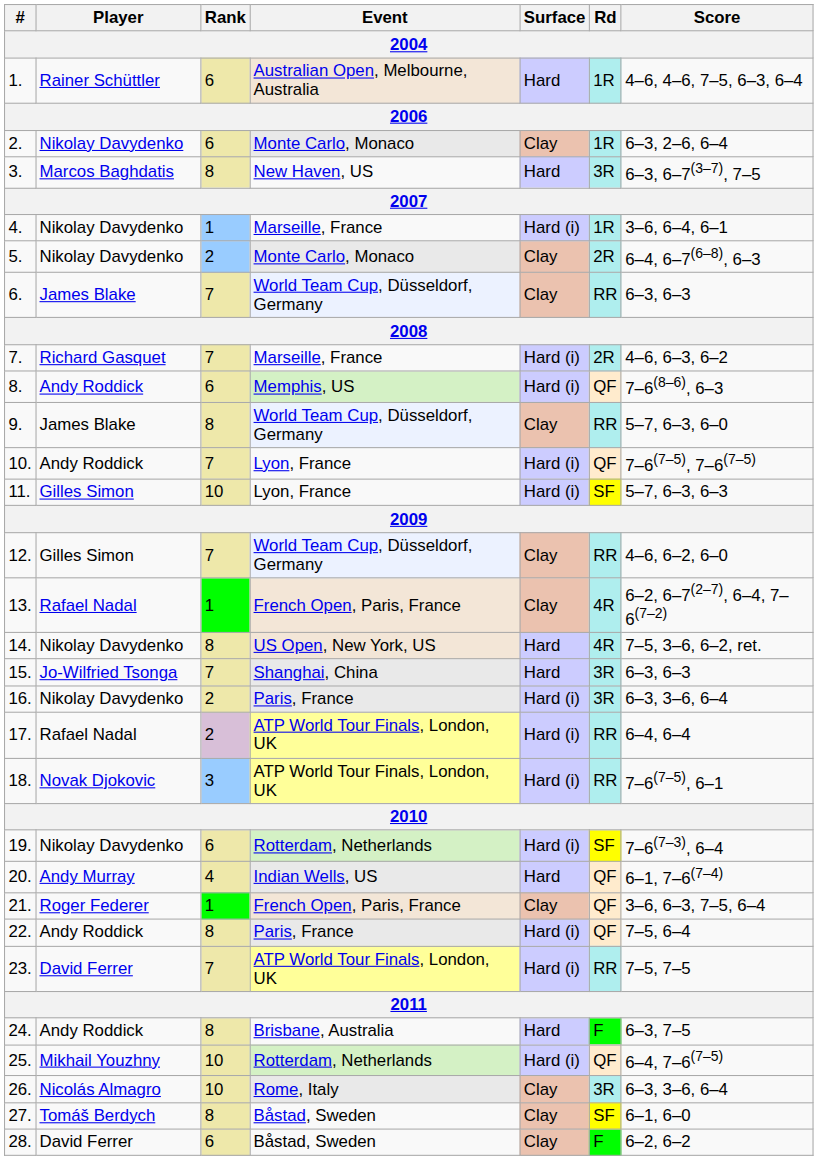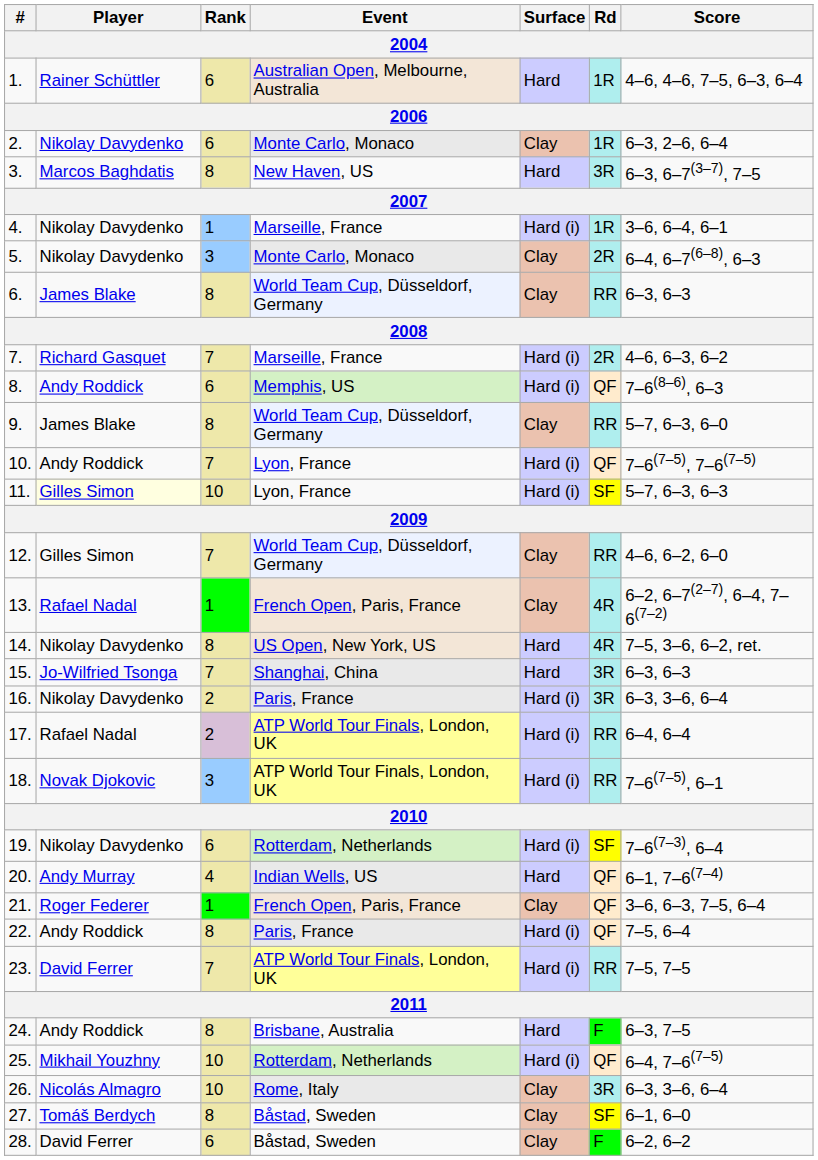(209, 256) 2 -> (209, 256) 3
(209, 295) 7 -> (209, 295) 8
(87, 492) no background -> (87, 492) lightyellow background
